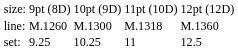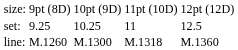rows swapped: (12, 42) <-> (14, 25)
